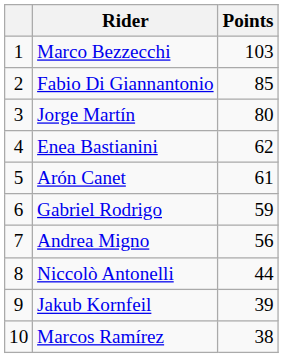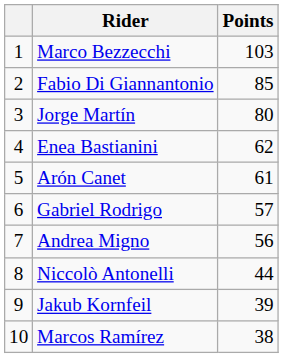(264, 209) 59 -> (264, 209) 57
